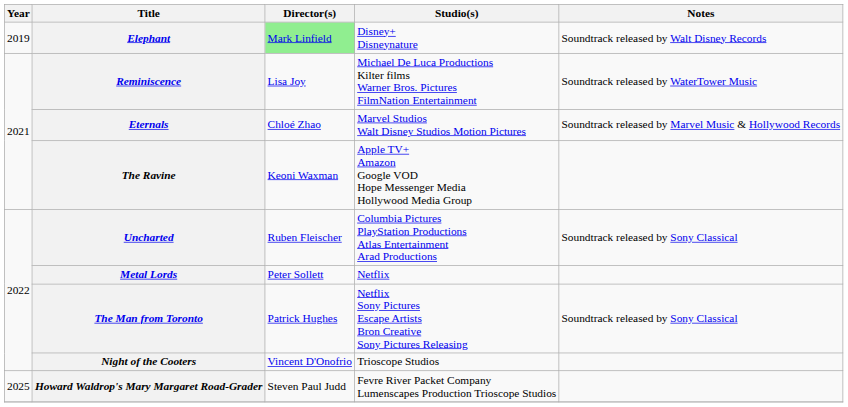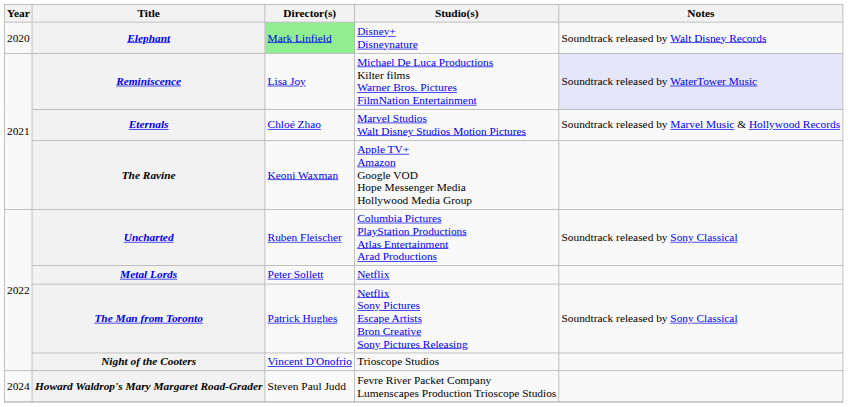(18, 37) 2019 -> (18, 37) 2020
(659, 81) no background -> (659, 81) lavender background
(18, 386) 2025 -> (18, 386) 2024
